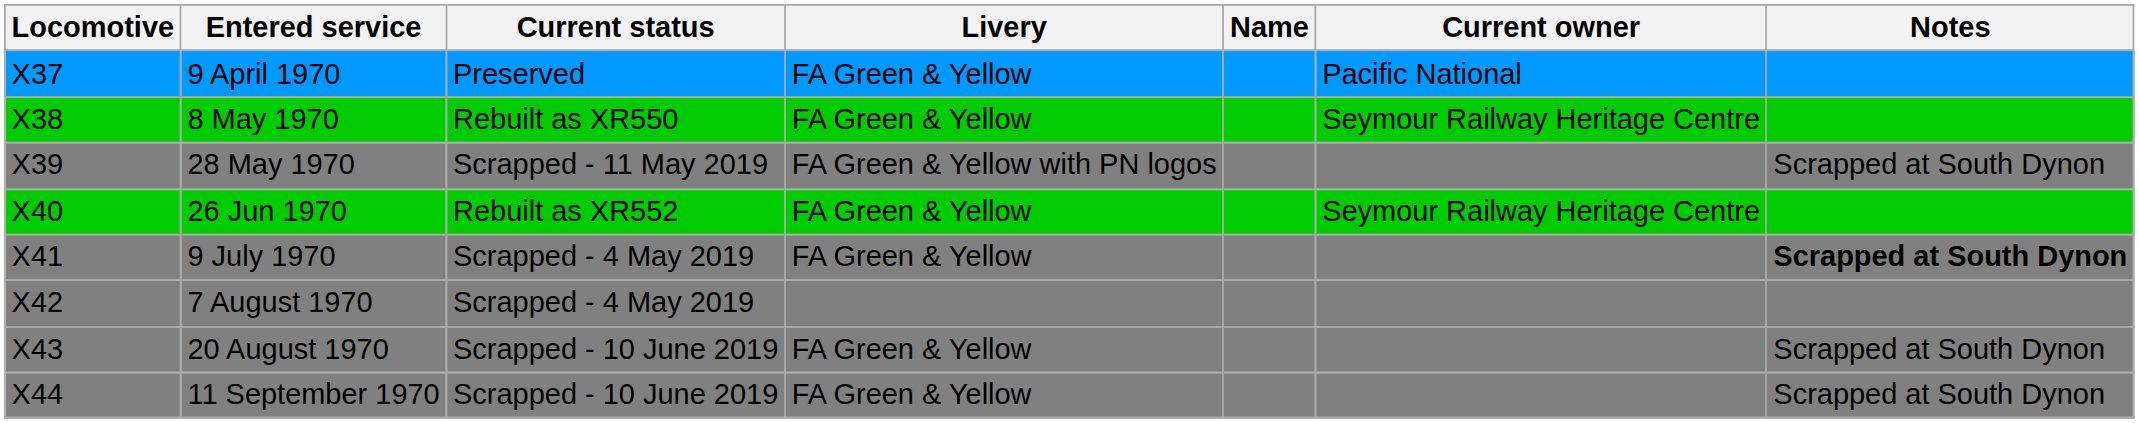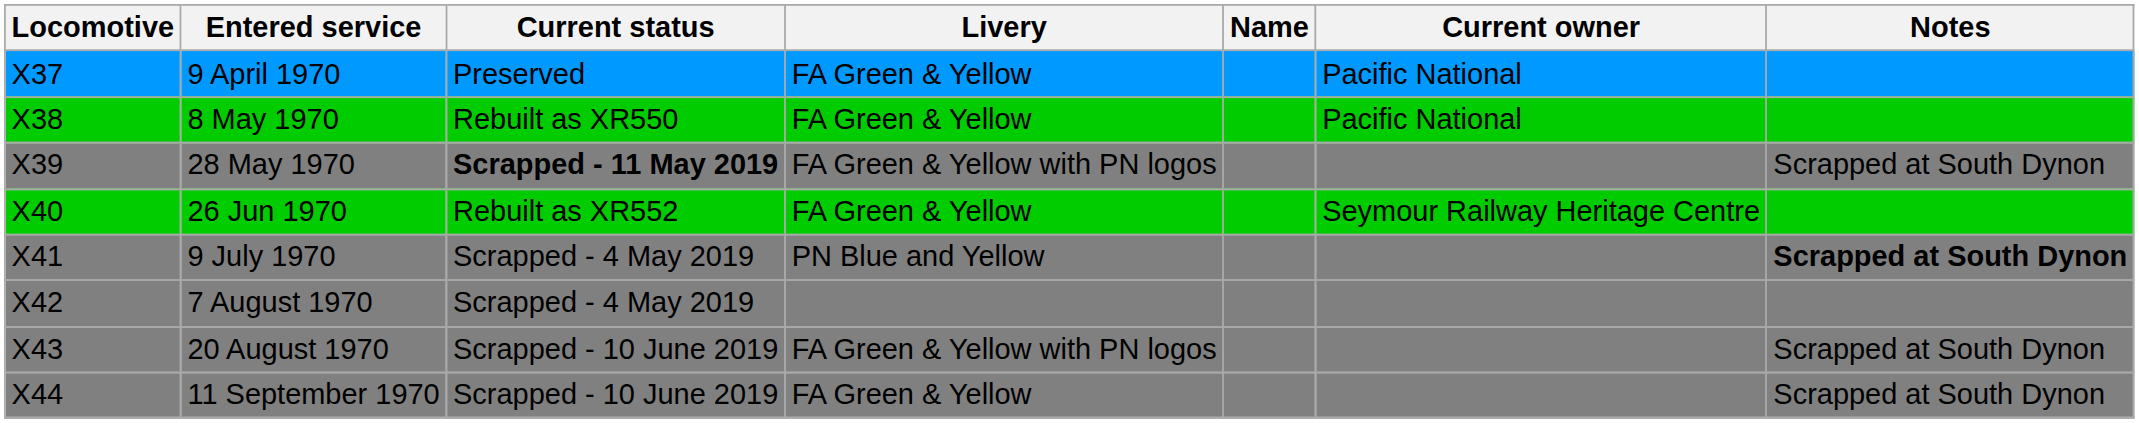(1541, 119) Seymour Railway Heritage Centre -> (1422, 119) Pacific National
(611, 165) normal -> (616, 165) bold
(912, 257) FA Green & Yellow -> (918, 257) PN Blue and Yellow
(912, 348) FA Green & Yellow -> (1004, 348) FA Green & Yellow with PN logos
